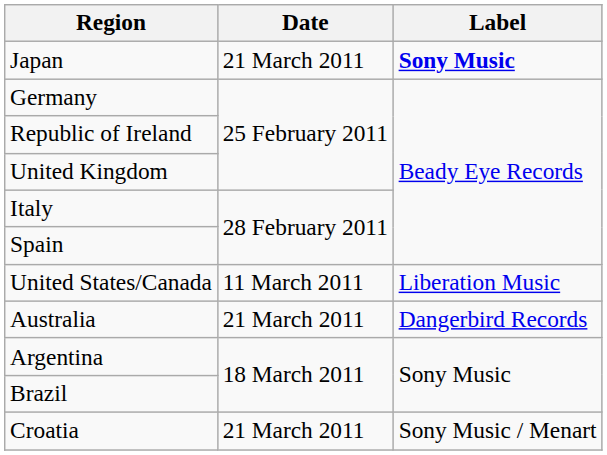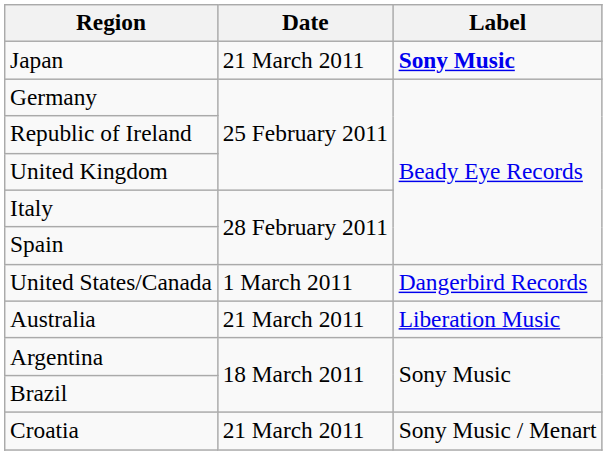(293, 282) 11 March 2011 -> (288, 282) 1 March 2011
(479, 282) Liberation Music -> (493, 282) Dangerbird Records
(493, 319) Dangerbird Records -> (479, 319) Liberation Music
